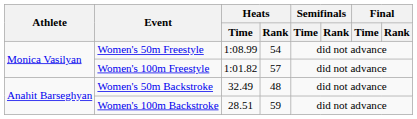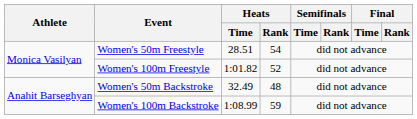(241, 50) 1:08.99 -> (241, 50) 28.51
(275, 68) 57 -> (275, 68) 52
(241, 105) 28.51 -> (241, 105) 1:08.99
